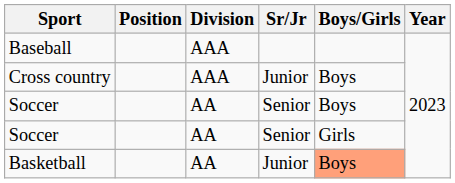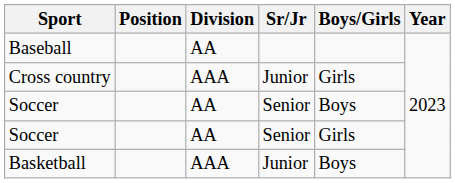(210, 47) AAA -> (203, 47) AA
(337, 76) Boys -> (337, 76) Girls
(203, 163) AA -> (210, 163) AAA
(337, 163) lightsalmon background -> (337, 163) no background
